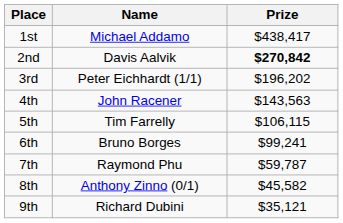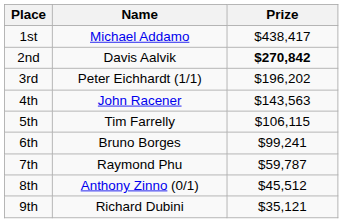(282, 185) $45,582 -> (282, 185) $45,512
